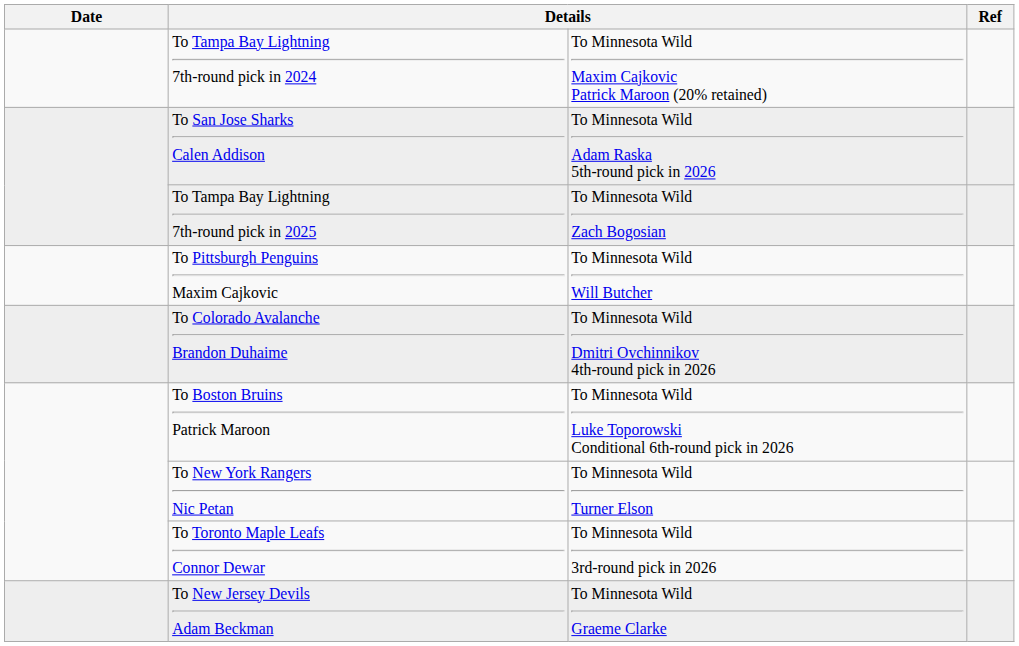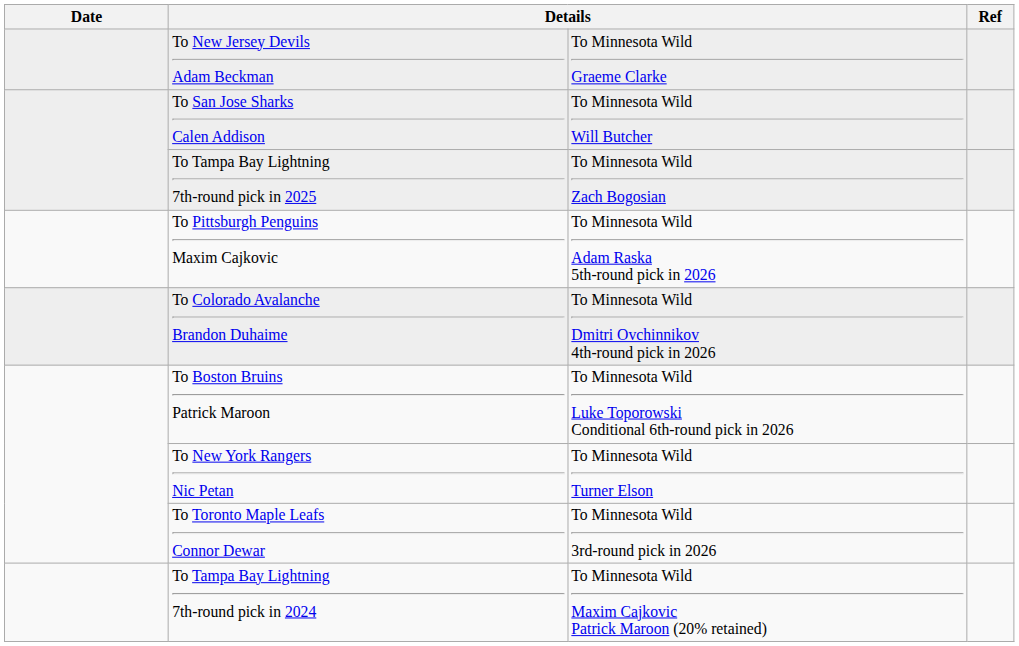rows swapped: (368, 59) <-> (368, 611)
(767, 146) To Minnesota Wild Adam Raska 5th-round pick in 2026 -> (767, 119) To Minnesota Wild Will Butcher
(767, 275) To Minnesota Wild Will Butcher -> (767, 248) To Minnesota Wild Adam Raska 5th-round pick in 2026
